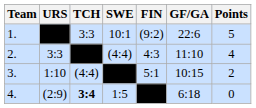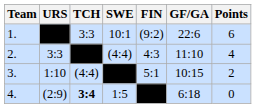(231, 34) 5 -> (231, 34) 6
